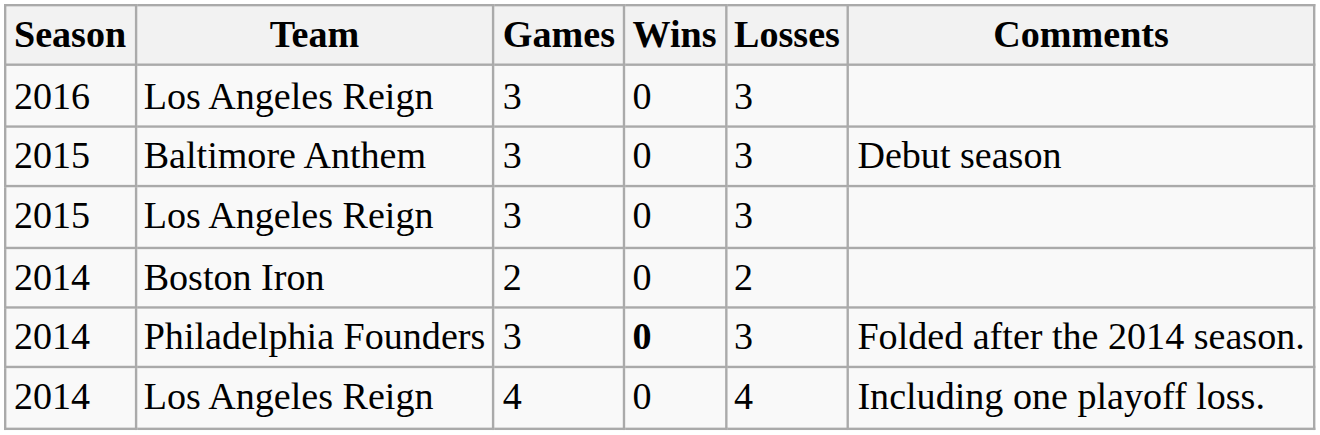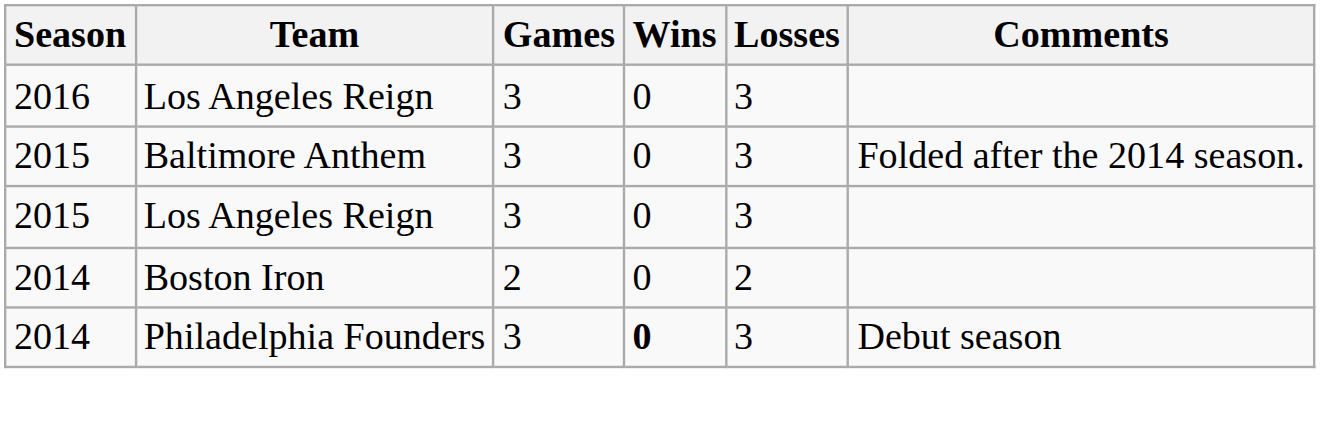(959, 155) Debut season -> (1081, 155) Folded after the 2014 season.
(1081, 336) Folded after the 2014 season. -> (959, 336) Debut season
- row: (52, 397)
